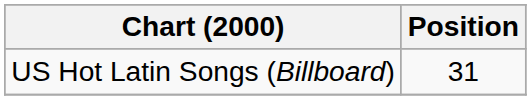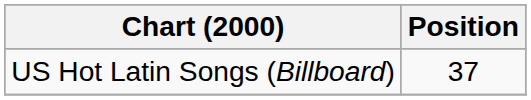(463, 71) 31 -> (463, 71) 37
